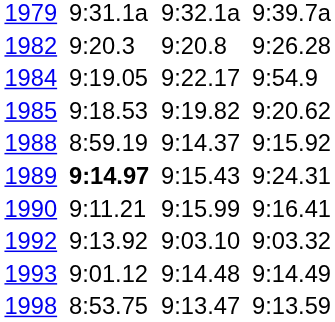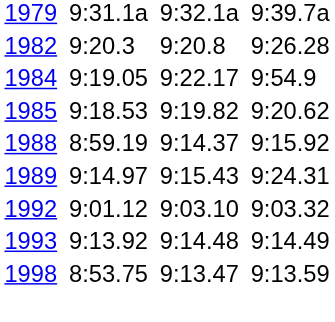(109, 176) bold -> (108, 176) normal
- row: (31, 208)
(108, 241) 9:13.92 -> (108, 208) 9:01.12
(108, 274) 9:01.12 -> (108, 241) 9:13.92
